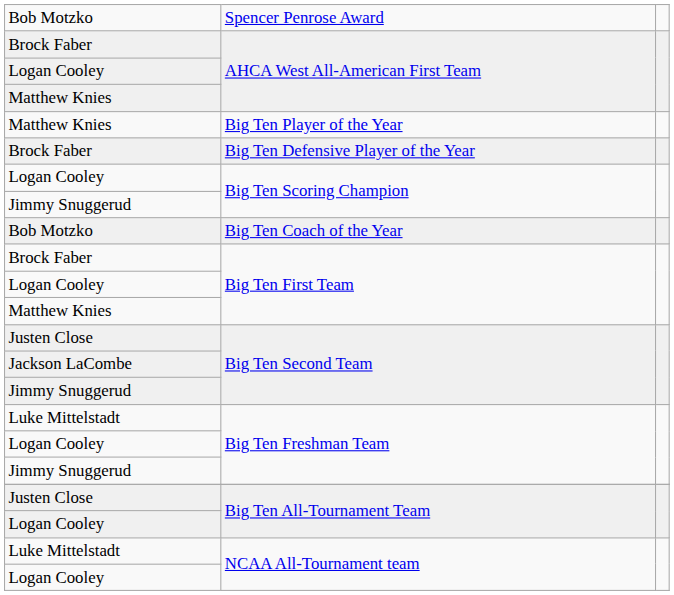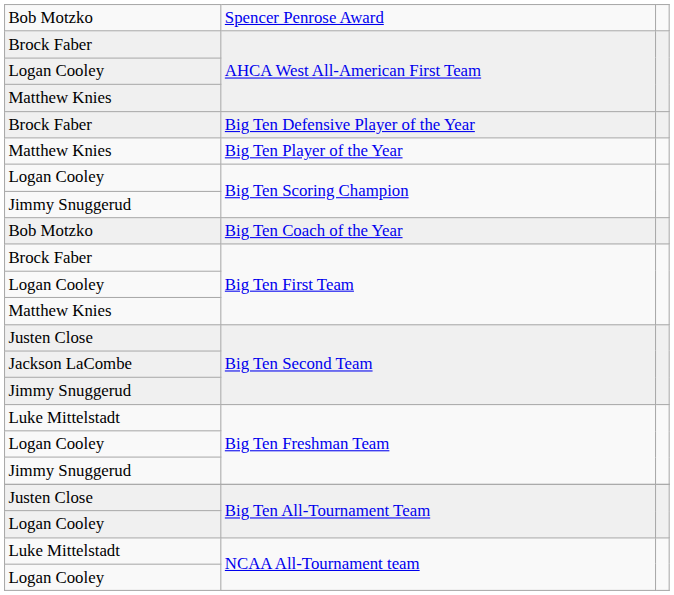rows swapped: (60, 124) <-> (50, 151)
